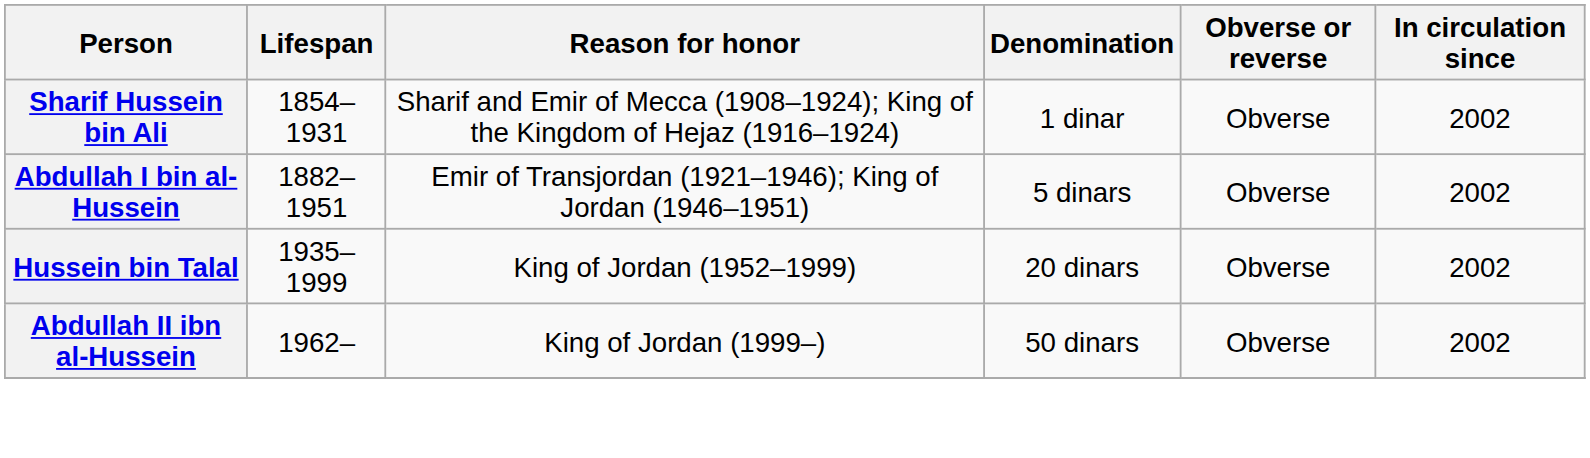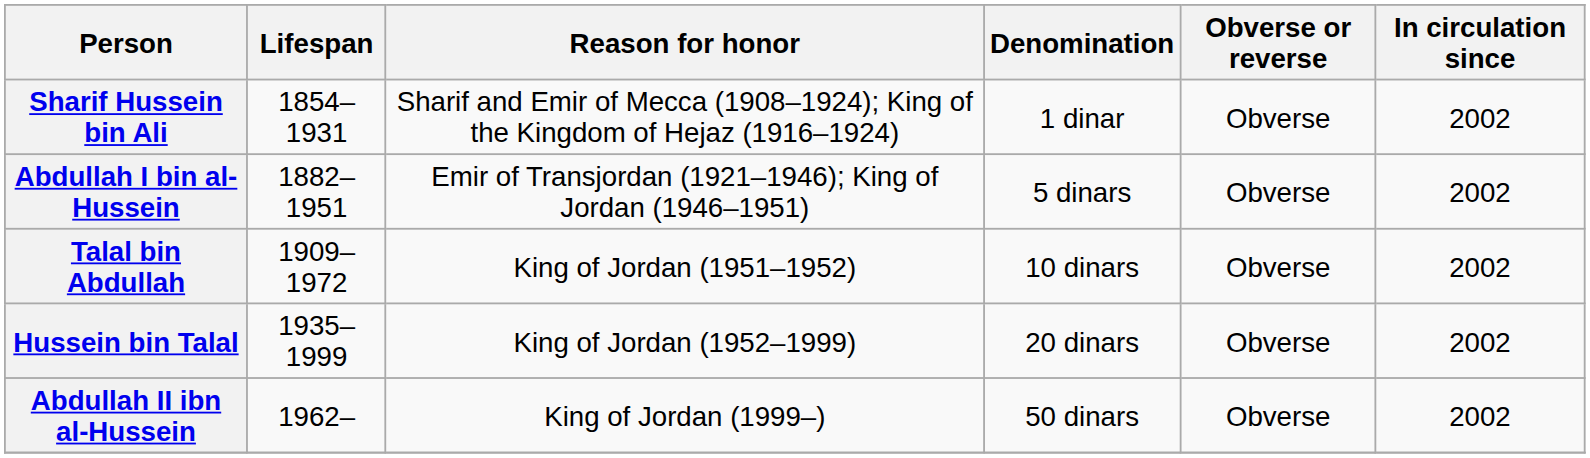+ row: (126, 267)
